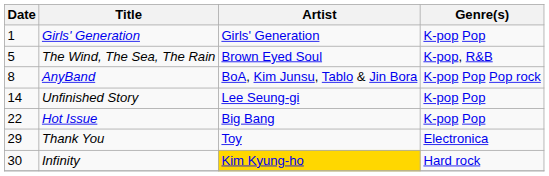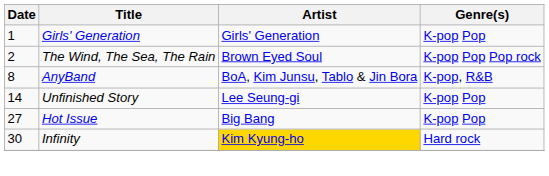(11, 56) 5 -> (11, 56) 2
(458, 56) K-pop, R&B -> (482, 56) K-pop Pop Pop rock
(482, 77) K-pop Pop Pop rock -> (458, 77) K-pop, R&B
(15, 118) 22 -> (15, 118) 27
- row: (73, 139)
